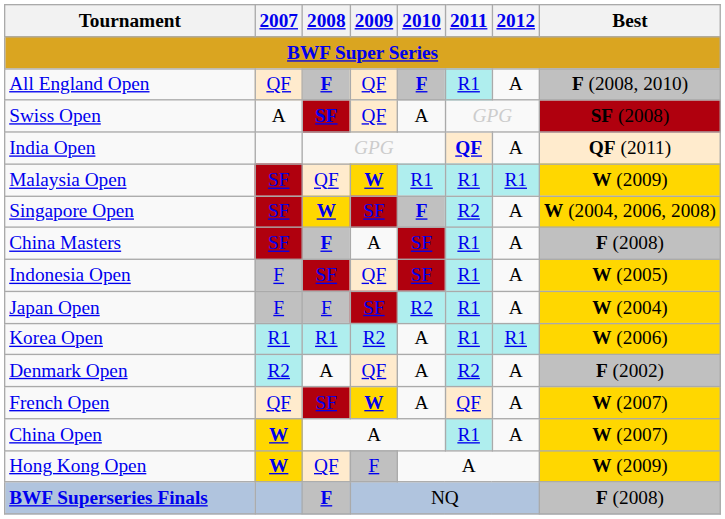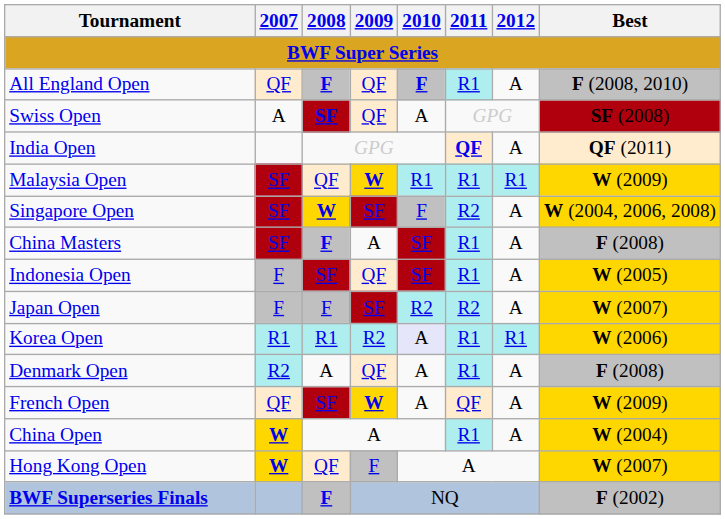(422, 211) bold -> (422, 211) normal
(469, 307) R1 -> (469, 307) R2
(630, 307) W (2004) -> (630, 307) W (2007)
(422, 339) no background -> (422, 339) lavender background
(469, 370) R2 -> (469, 370) R1
(630, 370) F (2002) -> (630, 370) F (2008)
(630, 402) W (2007) -> (630, 402) W (2009)
(630, 434) W (2007) -> (630, 434) W (2004)
(630, 466) W (2009) -> (630, 466) W (2007)
(630, 498) F (2008) -> (630, 498) F (2002)
